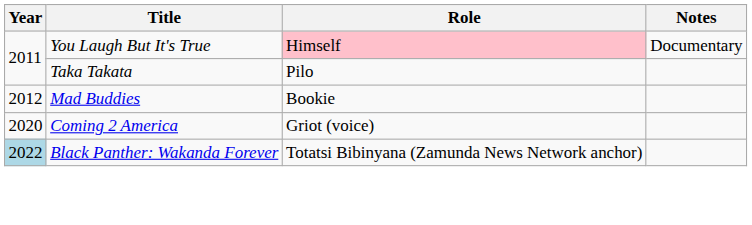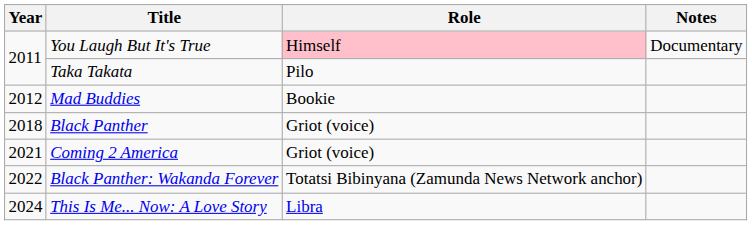+ row: (99, 125)
(25, 125) 2020 -> (25, 152) 2021
(25, 152) lightblue background -> (25, 179) no background
+ row: (158, 206)
